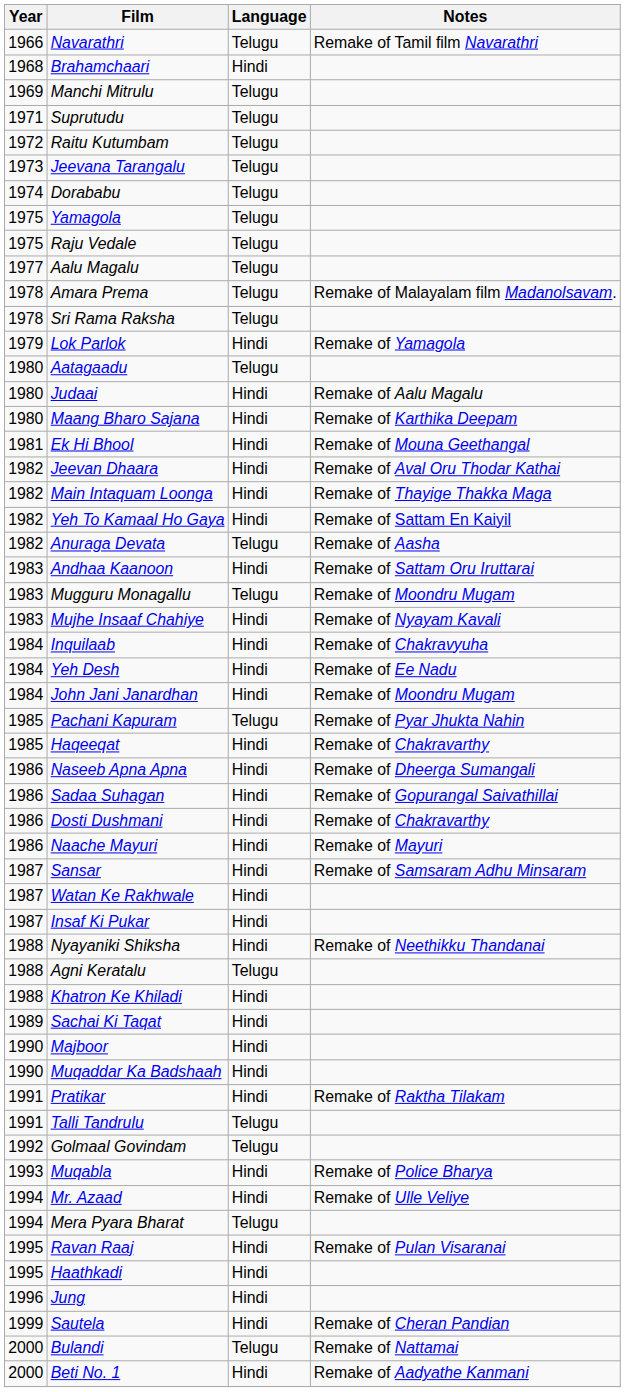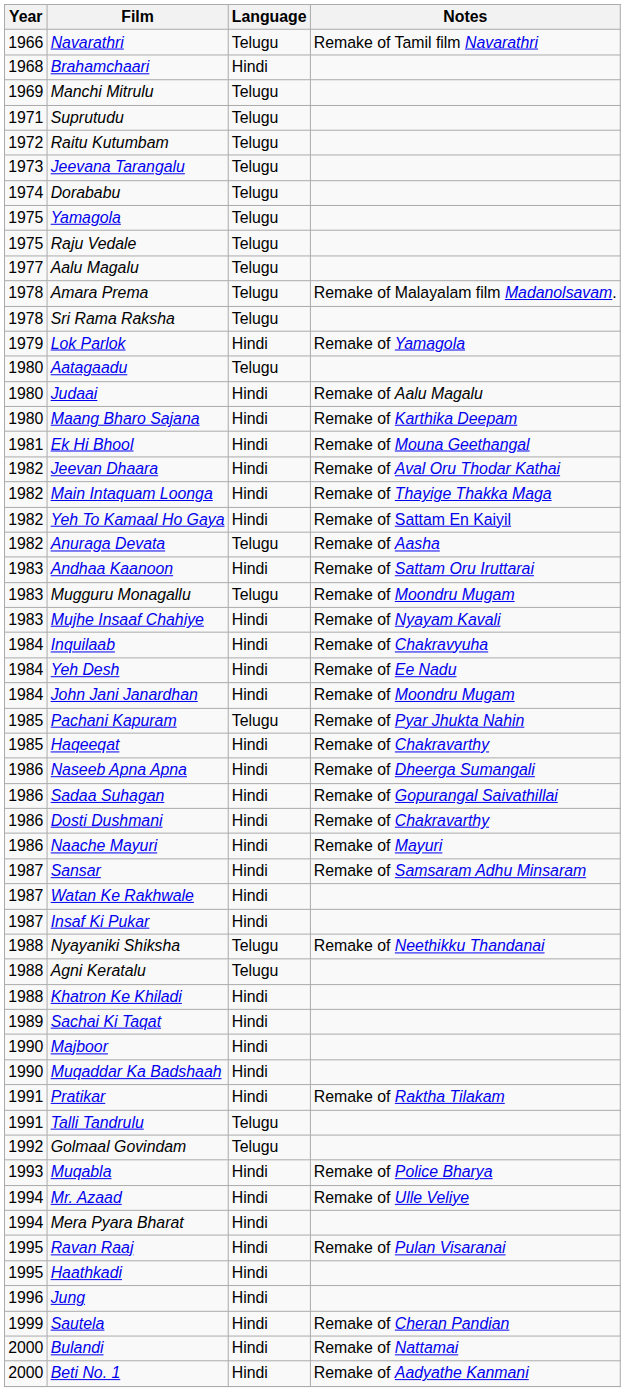(250, 946) Hindi -> (255, 946) Telugu
(255, 1222) Telugu -> (250, 1222) Hindi
(255, 1348) Telugu -> (250, 1348) Hindi
